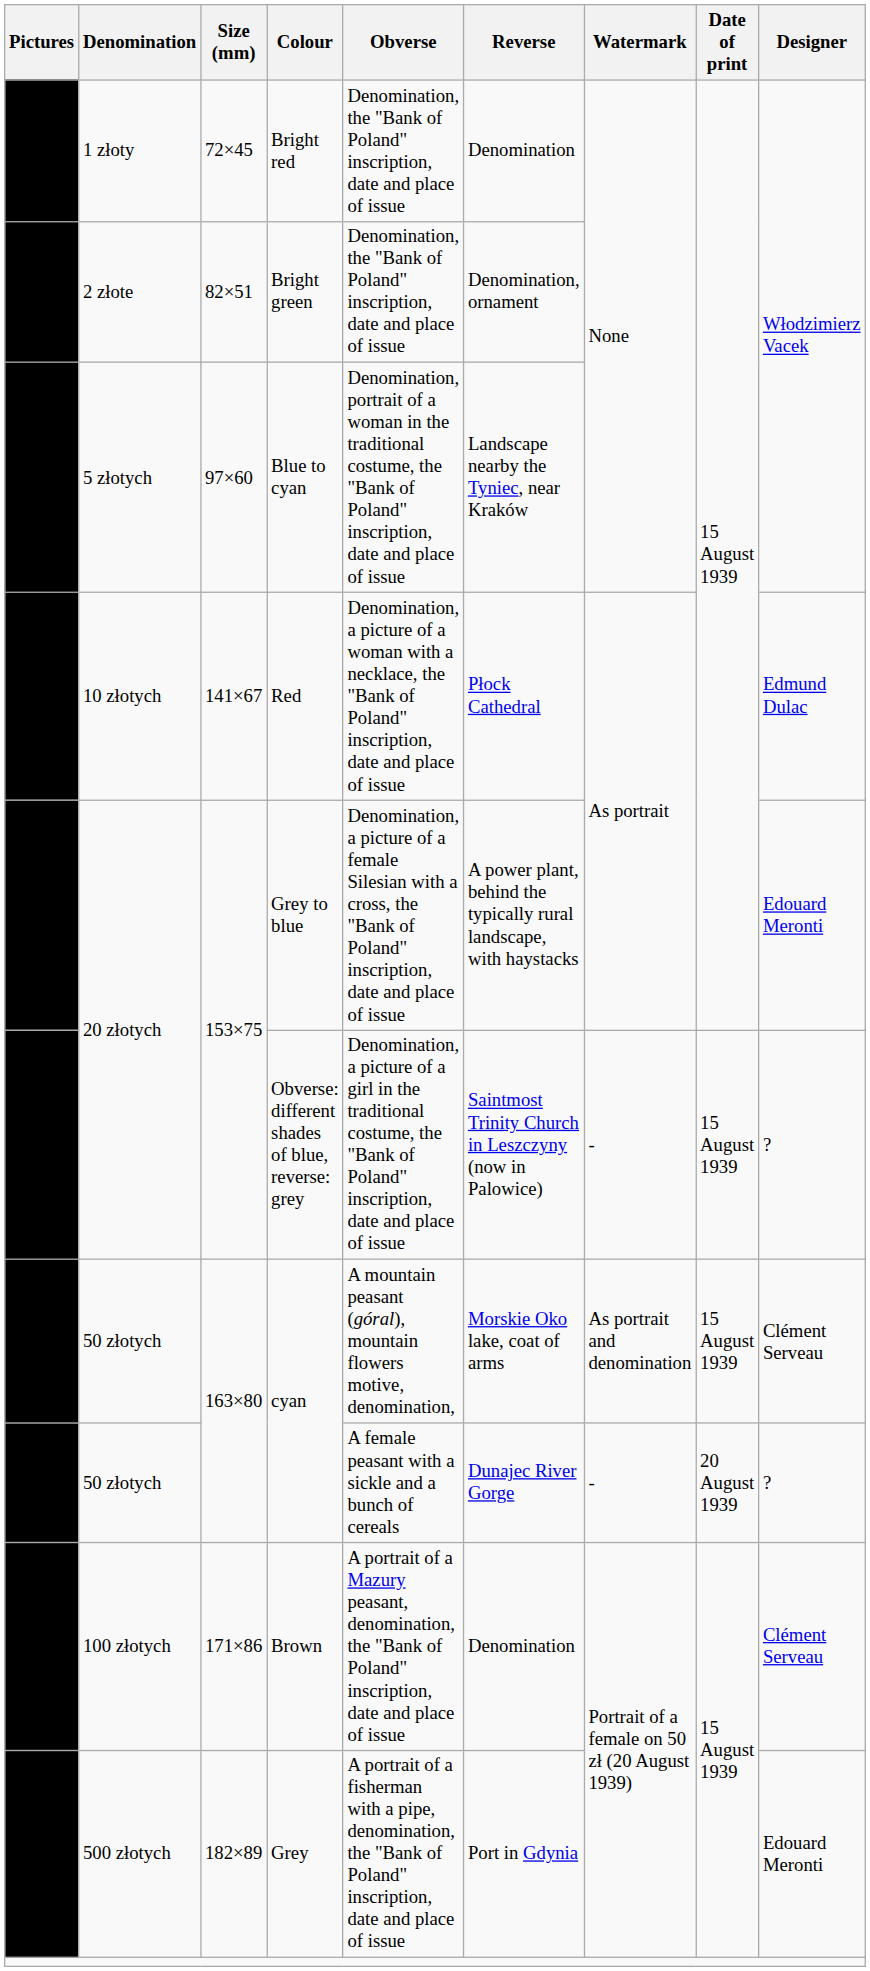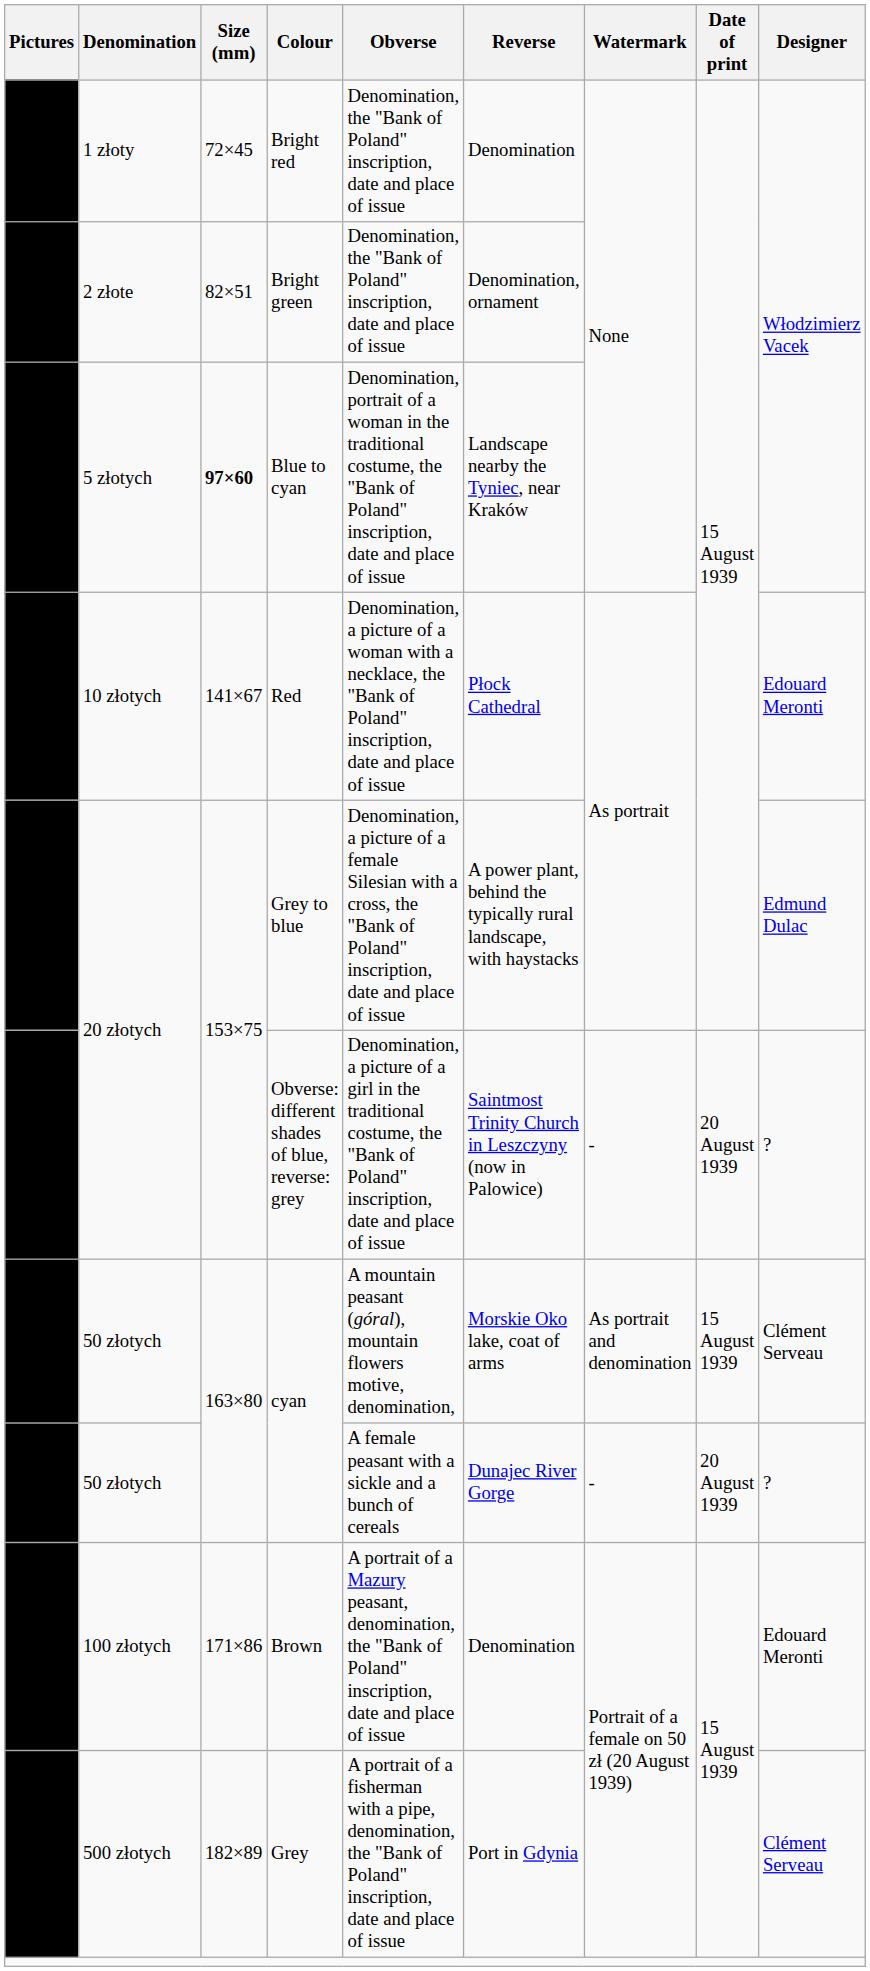(229, 477) normal -> (229, 477) bold
(795, 696) Edmund Dulac -> (795, 696) Edouard Meronti
(795, 915) Edouard Meronti -> (795, 915) Edmund Dulac
(727, 1144) 15 August 1939 -> (727, 1144) 20 August 1939
(795, 1646) Clément Serveau -> (795, 1646) Edouard Meronti
(795, 1853) Edouard Meronti -> (795, 1853) Clément Serveau
